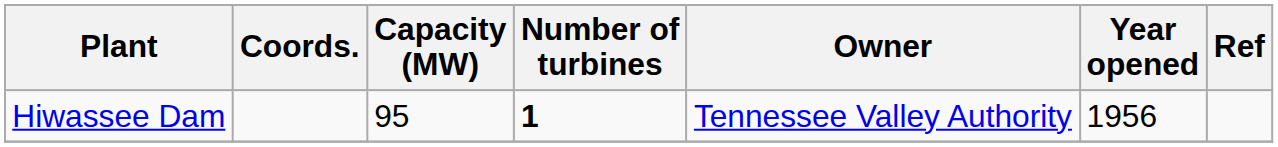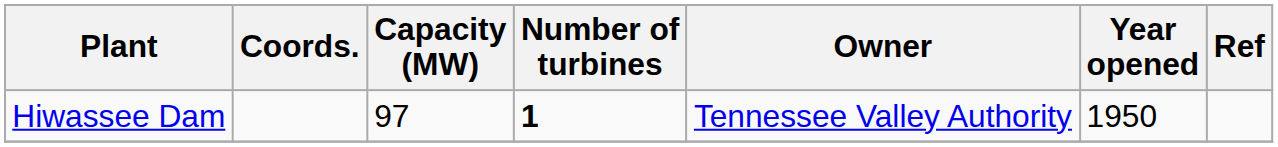(392, 115) 95 -> (392, 115) 97
(1122, 115) 1956 -> (1122, 115) 1950
